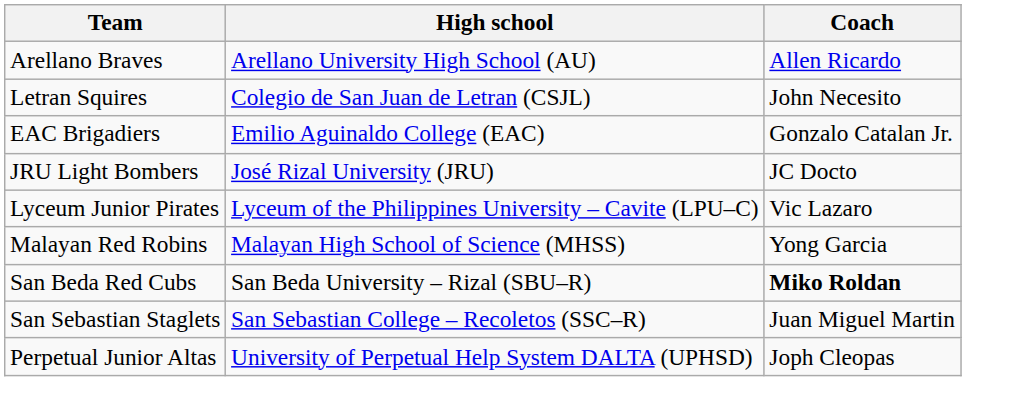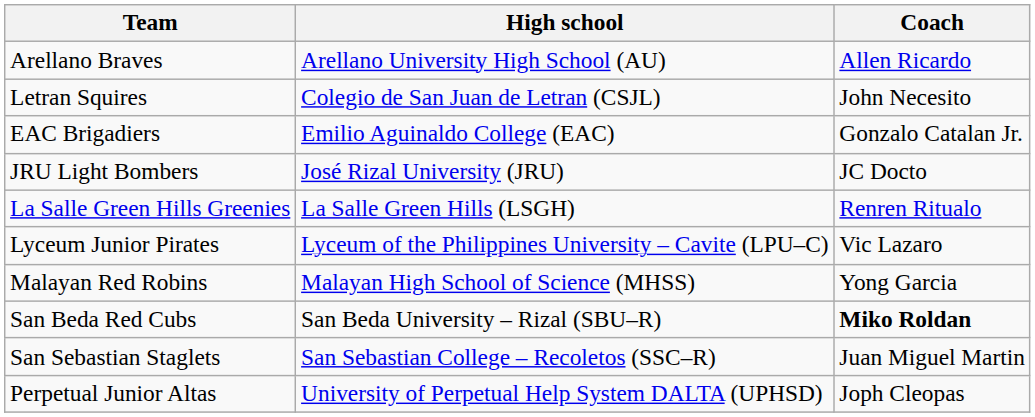+ row: (150, 208)
